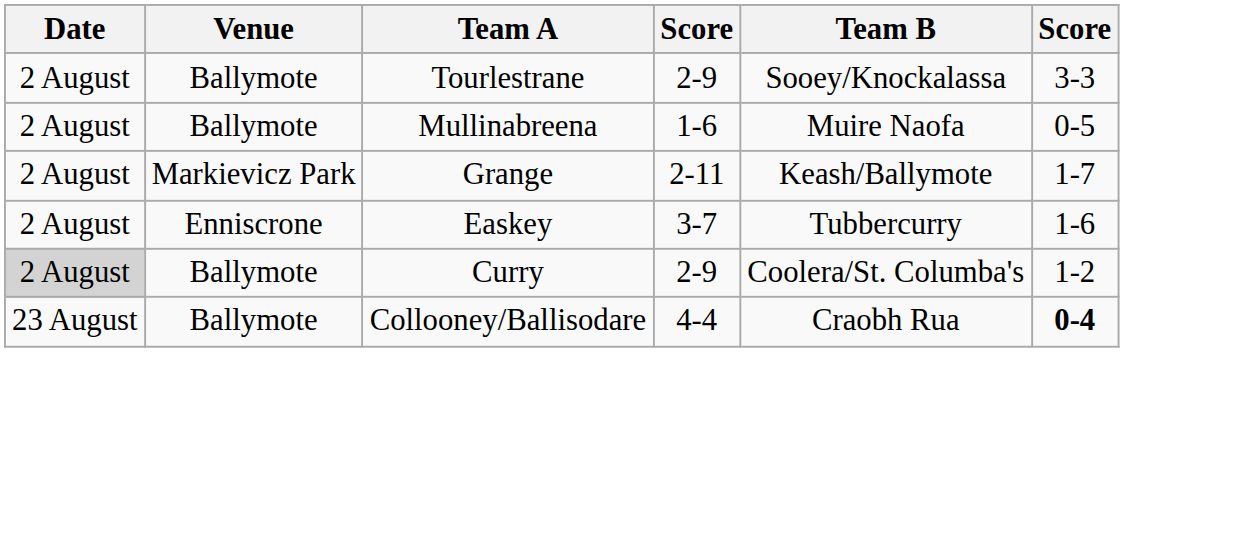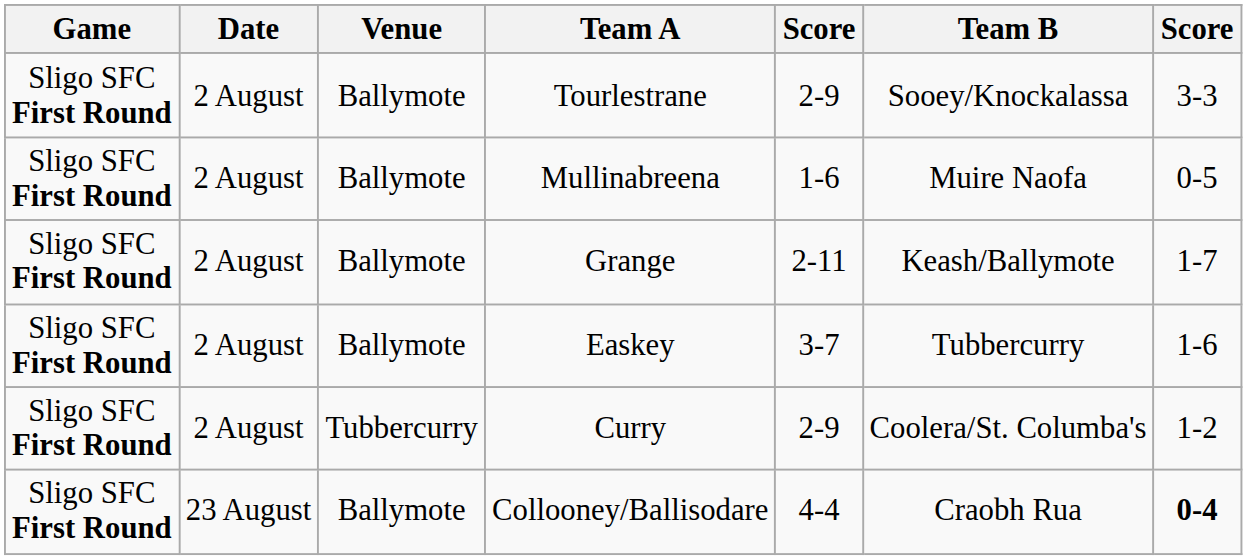+ column: (92, 28)
(254, 175) Markievicz Park -> (402, 261) Ballymote
(254, 223) Enniscrone -> (402, 344) Ballymote
(75, 272) lightgrey background -> (249, 427) no background
(254, 272) Ballymote -> (402, 427) Tubbercurry
